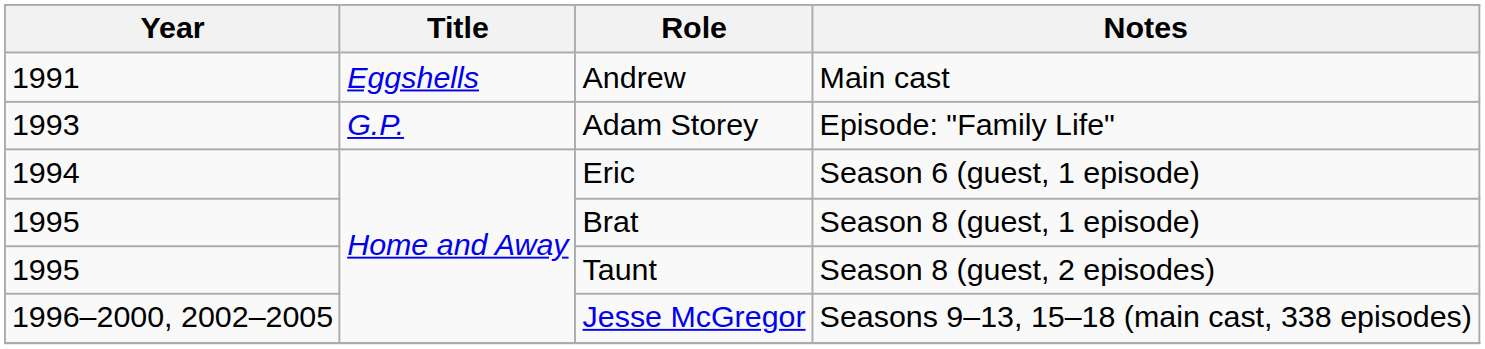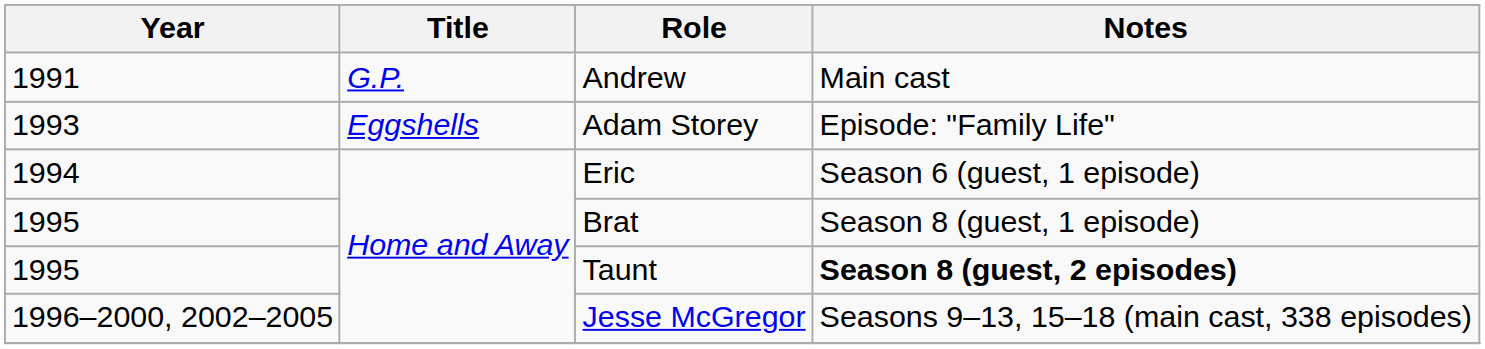(413, 76) Eggshells -> (376, 76) G.P.
(376, 125) G.P. -> (413, 125) Eggshells
(1017, 269) normal -> (1028, 269) bold
